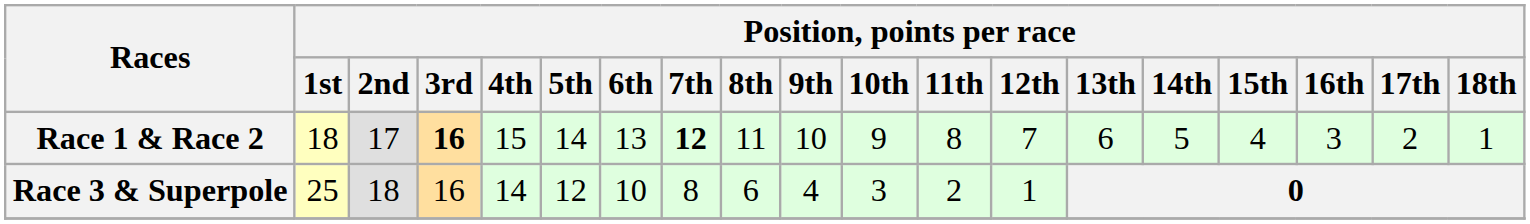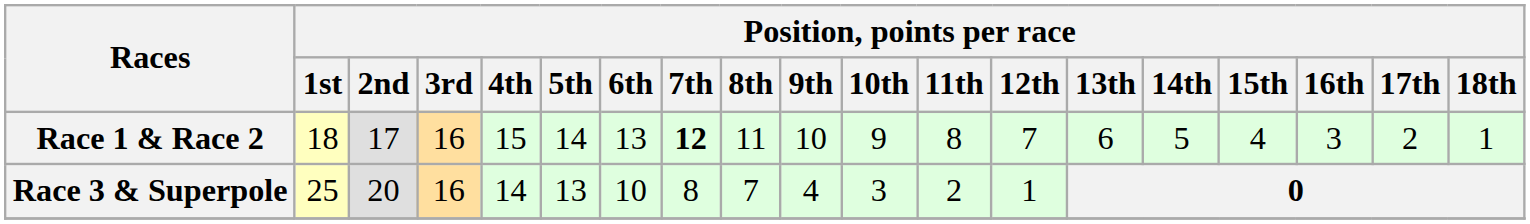(449, 137) bold -> (449, 137) normal
(383, 190) 18 -> (383, 190) 20
(571, 190) 12 -> (571, 190) 13
(751, 190) 6 -> (751, 190) 7
